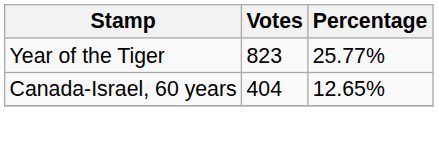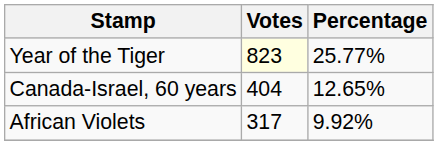(264, 55) no background -> (264, 55) lightyellow background
+ row: (77, 122)
